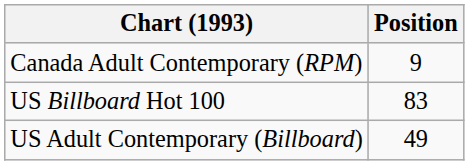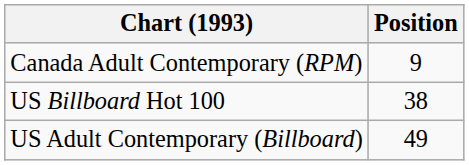(416, 100) 83 -> (416, 100) 38
